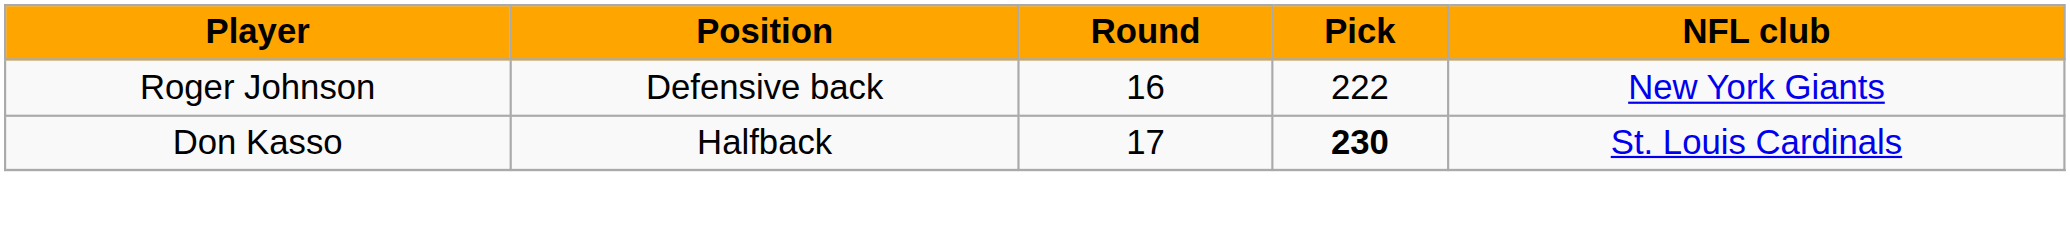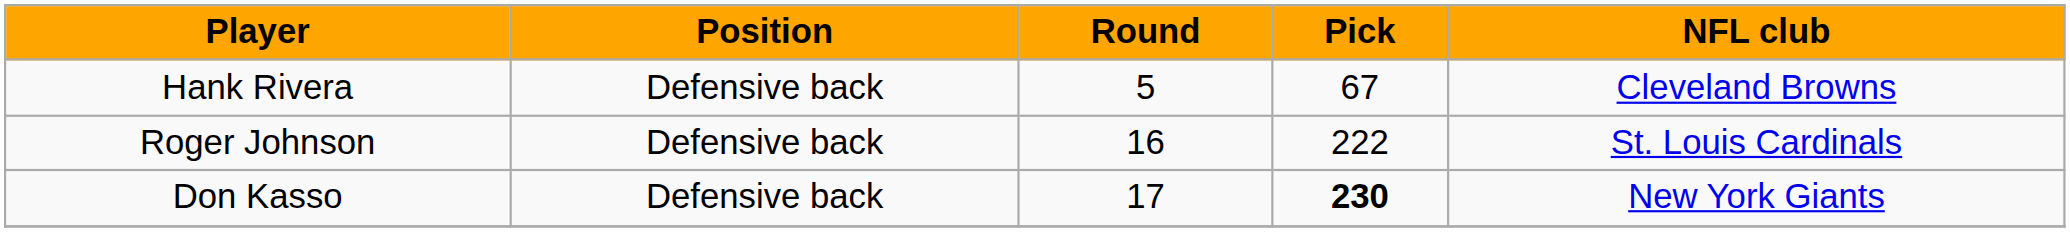+ row: (258, 87)
(1756, 87) New York Giants -> (1756, 142) St. Louis Cardinals
(765, 142) Halfback -> (765, 197) Defensive back
(1756, 142) St. Louis Cardinals -> (1756, 197) New York Giants
